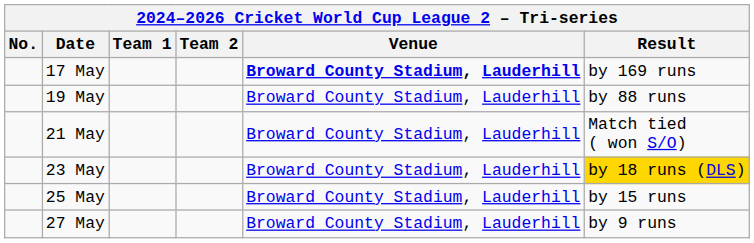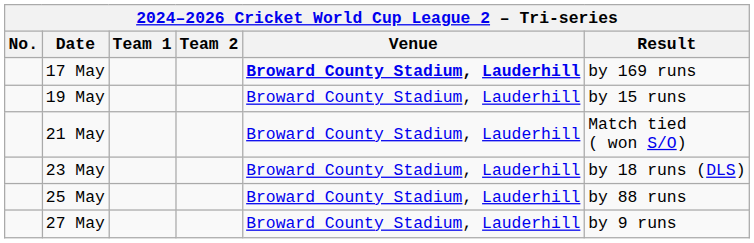(637, 98) by 88 runs -> (637, 98) by 15 runs
(667, 170) gold background -> (667, 170) no background
(637, 197) by 15 runs -> (637, 197) by 88 runs
